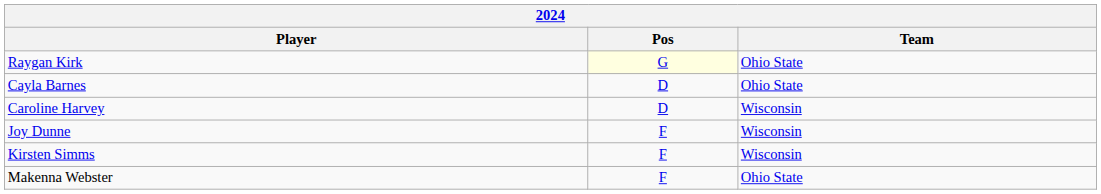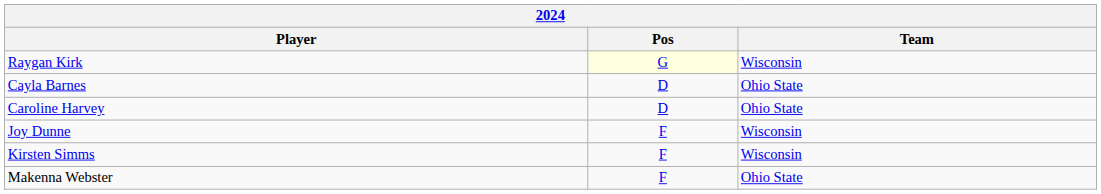(772, 62) Ohio State -> (771, 62) Wisconsin
(771, 108) Wisconsin -> (772, 108) Ohio State
